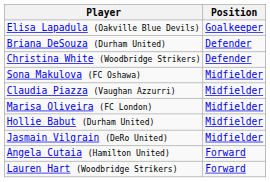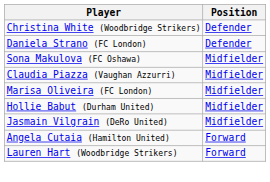- row: (103, 28)
- row: (86, 44)
+ row: (77, 44)
